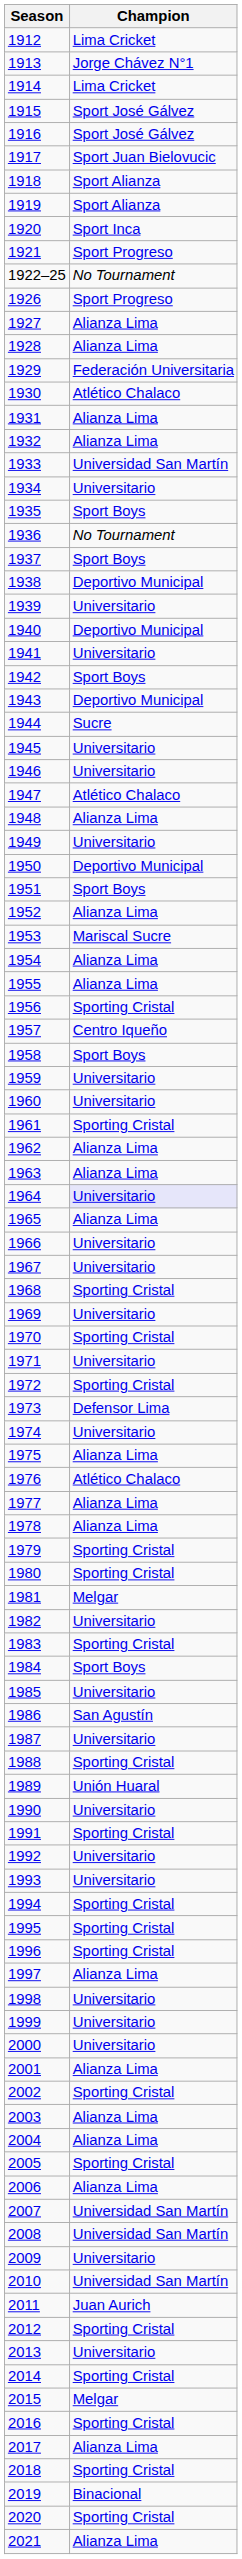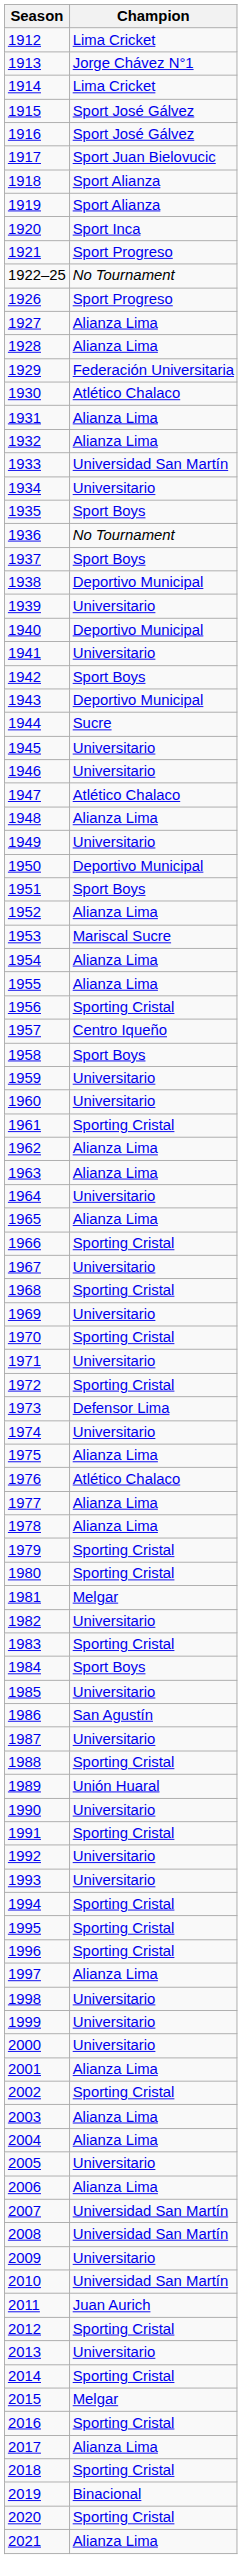(114, 1196) lavender background -> (114, 1196) no background
(114, 1243) Universitario -> (124, 1243) Sporting Cristal
(124, 2163) Sporting Cristal -> (114, 2163) Universitario
